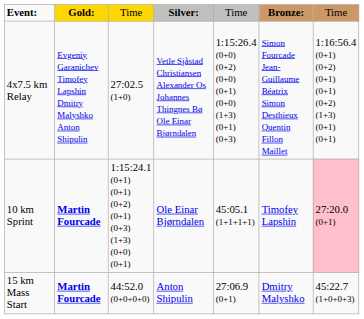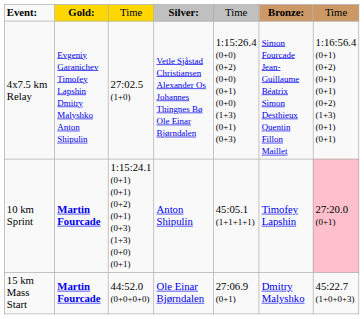(180, 215) Ole Einar Bjørndalen -> (175, 215) Anton Shipulin
(175, 293) Anton Shipulin -> (180, 293) Ole Einar Bjørndalen
